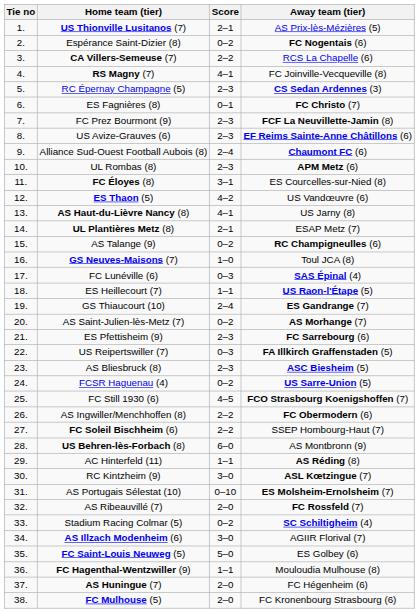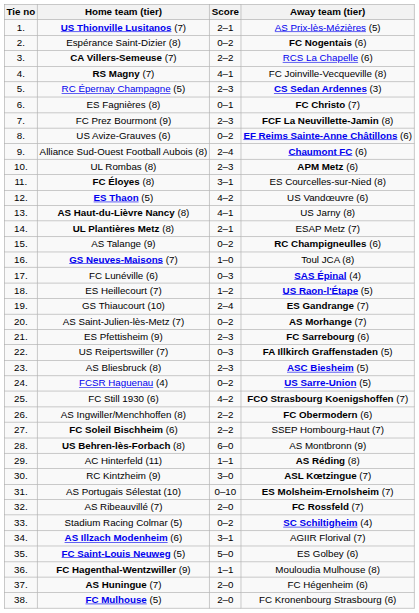(225, 136) 2–3 -> (225, 136) 0–2
(225, 290) 1–1 -> (225, 290) 1–2
(225, 399) 4–5 -> (225, 399) 4–2
(225, 538) 3–0 -> (225, 538) 3–1
